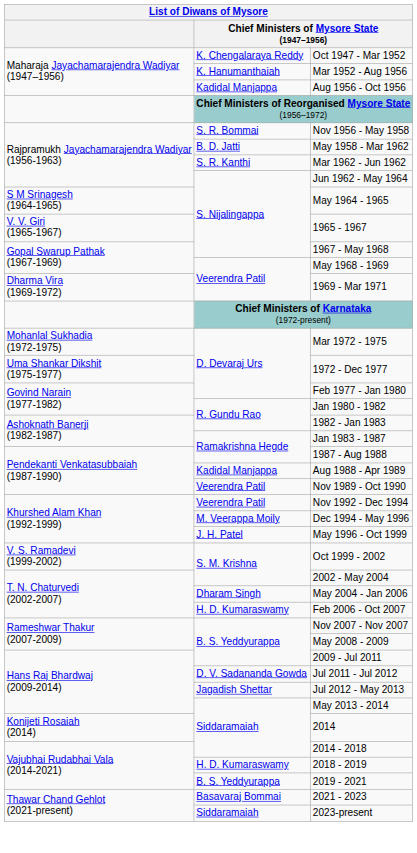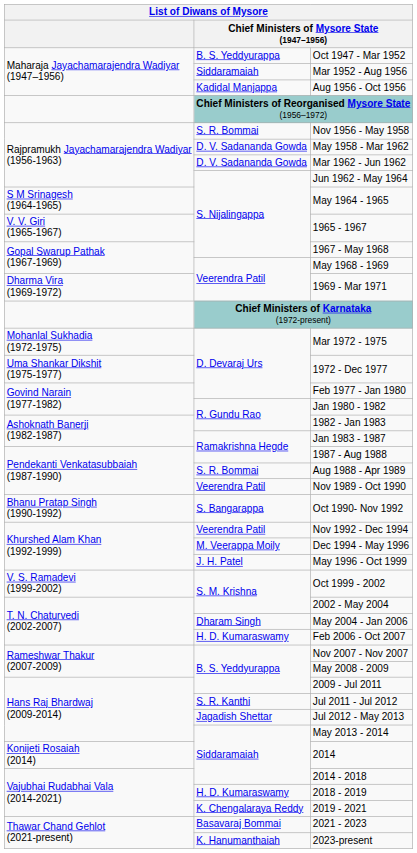(250, 55) K. Chengalaraya Reddy -> (238, 55) B. S. Yeddyurappa
(238, 71) K. Hanumanthaiah -> (227, 71) Siddaramaiah
(218, 147) B. D. Jatti -> (252, 147) D. V. Sadananda Gowda
(223, 163) S. R. Kanthi -> (252, 163) D. V. Sadananda Gowda
(237, 470) Kadidal Manjappa -> (227, 470) S. R. Bommai
+ row: (358, 508)
(252, 674) D. V. Sadananda Gowda -> (223, 701) S. R. Kanthi
(238, 781) B. S. Yeddyurappa -> (250, 808) K. Chengalaraya Reddy
(227, 813) Siddaramaiah -> (238, 840) K. Hanumanthaiah
